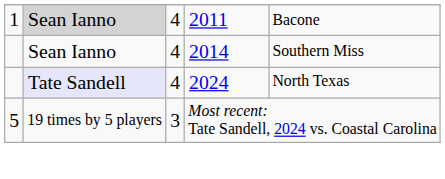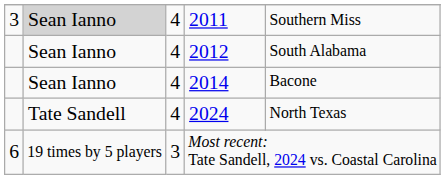(14, 20) 1 -> (14, 20) 3
(296, 20) Bacone -> (315, 20) Southern Miss
+ row: (209, 51)
(318, 51) Southern Miss -> (293, 82) Bacone
(77, 82) lavender background -> (77, 113) no background
(14, 120) 5 -> (14, 151) 6
